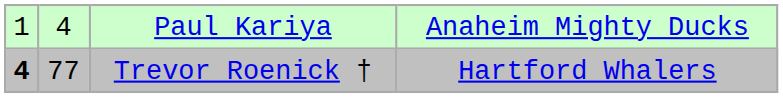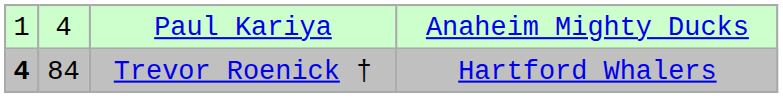(63, 71) 77 -> (63, 71) 84
